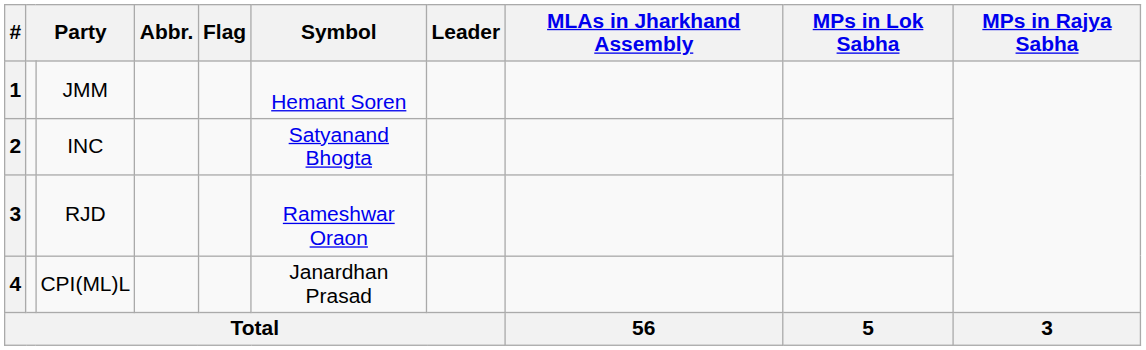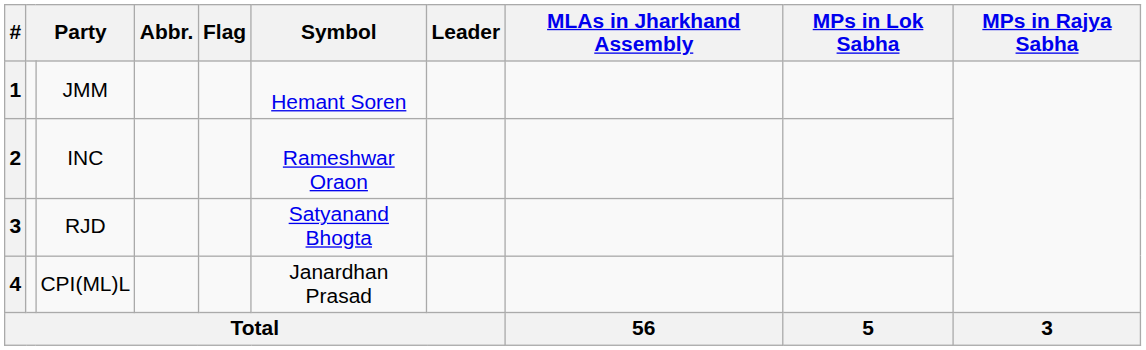(339, 146) Satyanand Bhogta -> (339, 170) Rameshwar Oraon
(339, 226) Rameshwar Oraon -> (339, 226) Satyanand Bhogta
